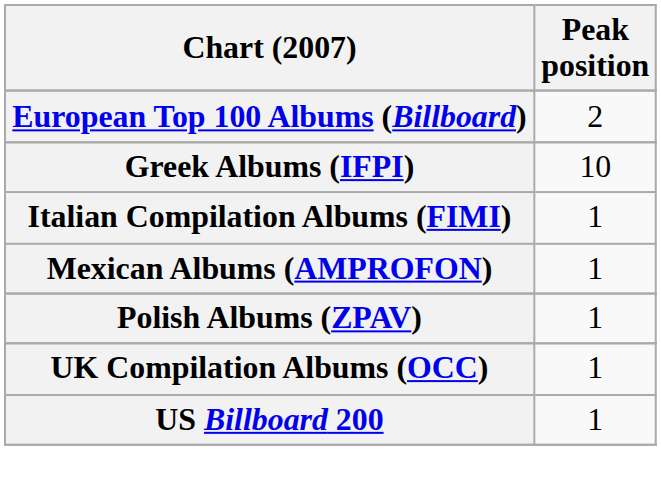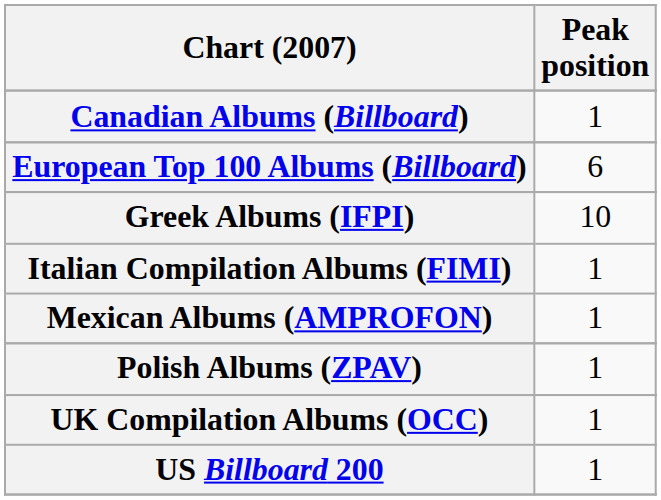+ row: (269, 116)
(595, 116) 2 -> (595, 166) 6
